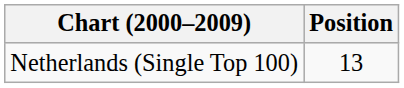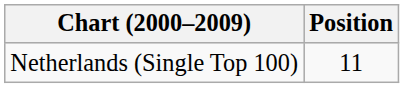(351, 62) 13 -> (351, 62) 11
